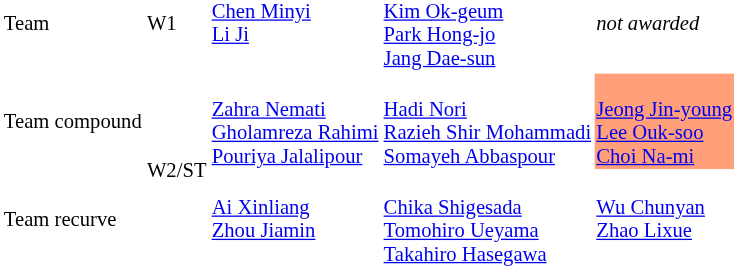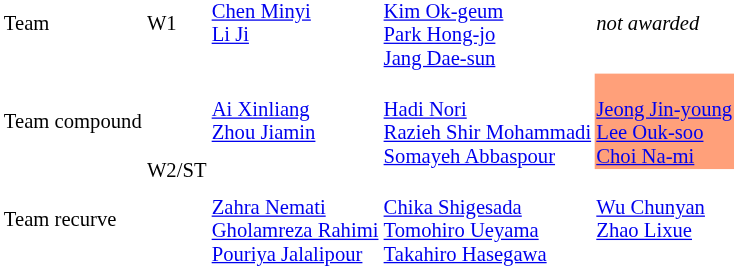(295, 132) Zahra Nemati Gholamreza Rahimi Pouriya Jalalipour -> (264, 121) Ai Xinliang Zhou Jiamin
(264, 219) Ai Xinliang Zhou Jiamin -> (295, 230) Zahra Nemati Gholamreza Rahimi Pouriya Jalalipour
